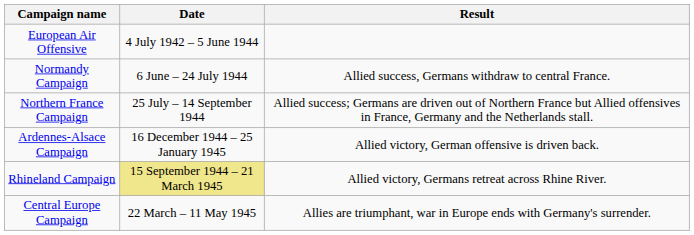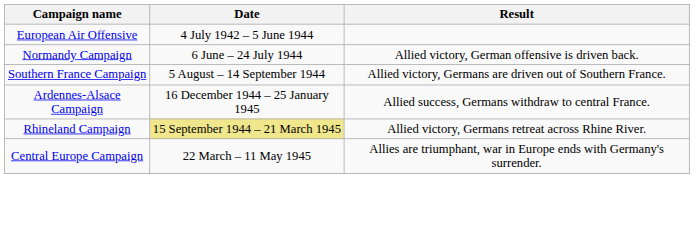(477, 75) Allied success, Germans withdraw to central France. -> (517, 54) Allied victory, German offensive is driven back.
- row: (62, 110)
+ row: (77, 74)
(477, 144) Allied victory, German offensive is driven back. -> (517, 101) Allied success, Germans withdraw to central France.
